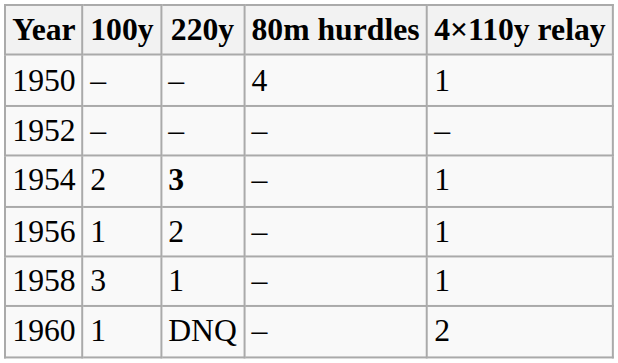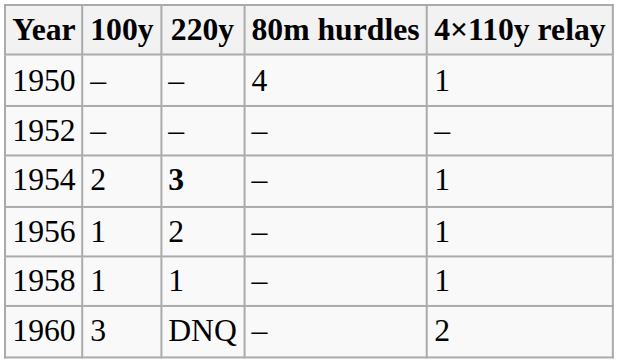(98, 280) 3 -> (98, 280) 1
(98, 331) 1 -> (98, 331) 3
